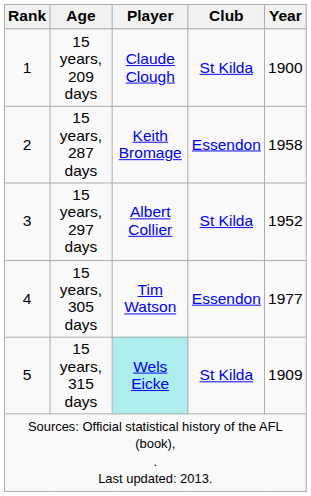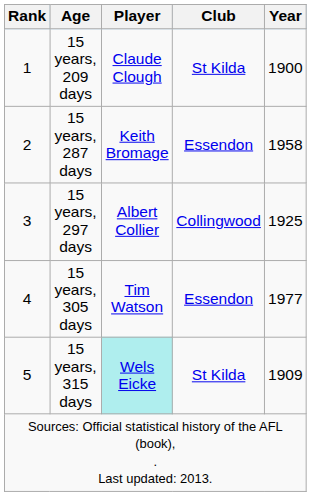(226, 221) St Kilda -> (219, 221) Collingwood
(285, 221) 1952 -> (285, 221) 1925
